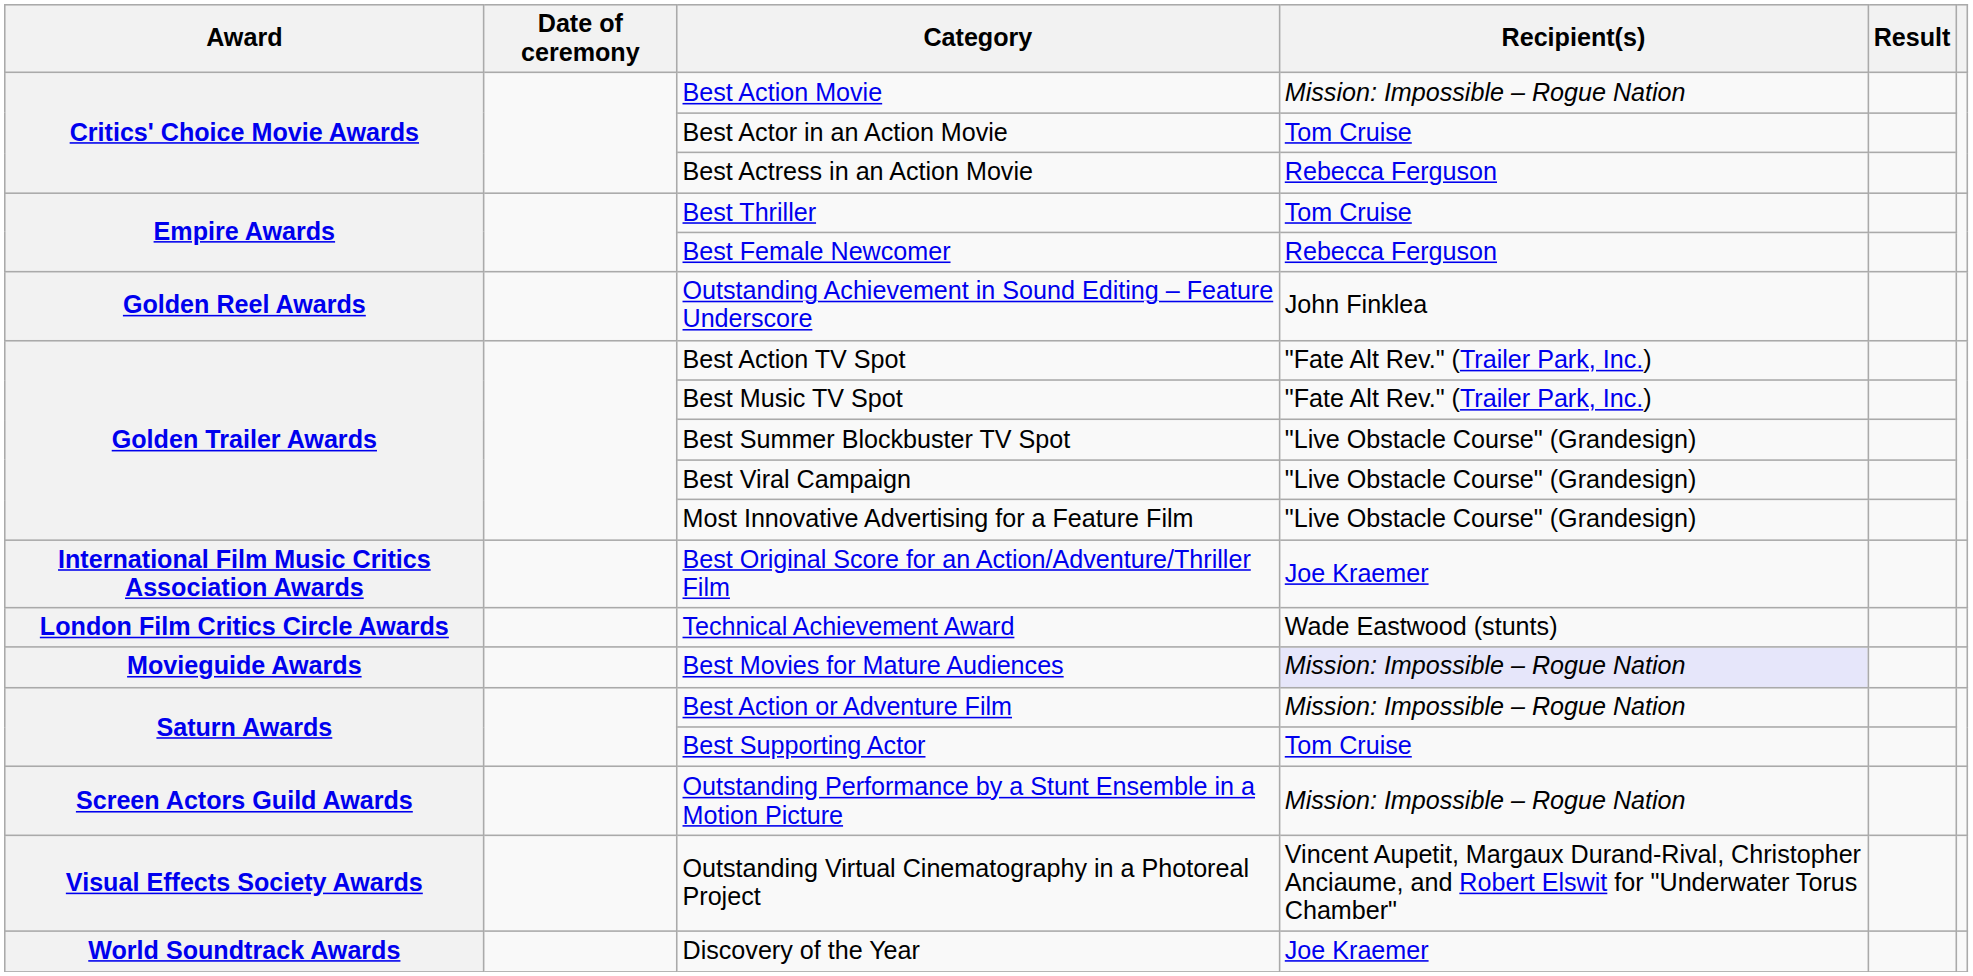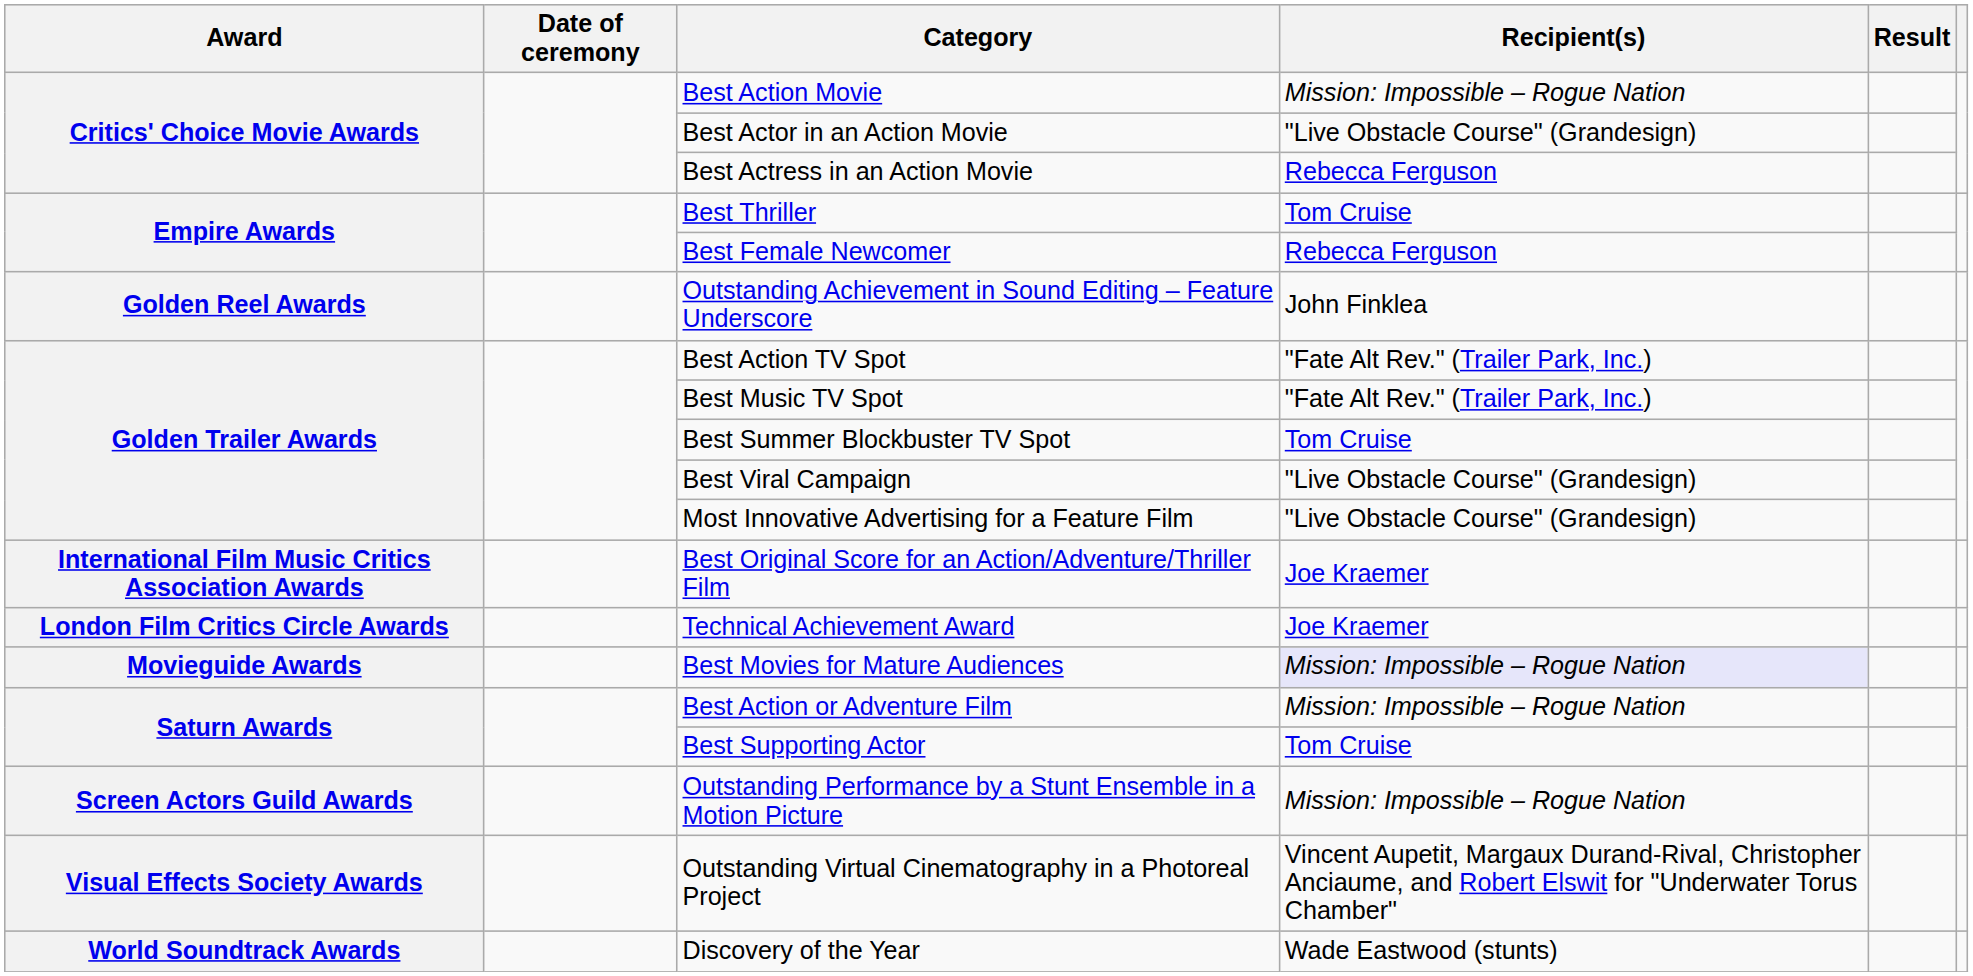(1348, 132) Tom Cruise -> (1491, 132) "Live Obstacle Course" (Grandesign)
(1491, 439) "Live Obstacle Course" (Grandesign) -> (1348, 439) Tom Cruise
(1421, 627) Wade Eastwood (stunts) -> (1357, 627) Joe Kraemer
(1357, 950) Joe Kraemer -> (1421, 950) Wade Eastwood (stunts)
